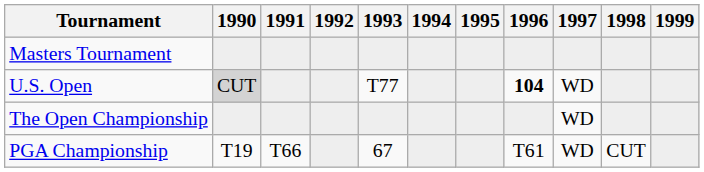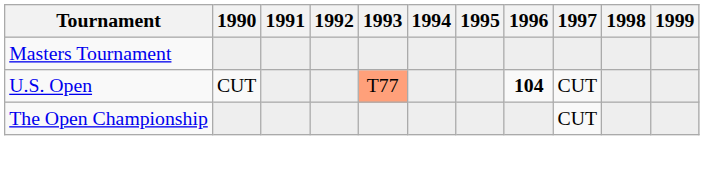(237, 86) lightgrey background -> (237, 86) no background
(383, 86) no background -> (383, 86) lightsalmon background
(577, 86) WD -> (577, 86) CUT
(577, 118) WD -> (577, 118) CUT
- row: (88, 151)
